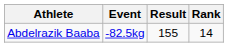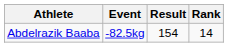(168, 33) 155 -> (168, 33) 154
